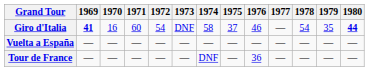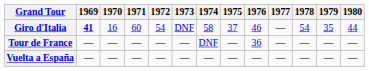(352, 27) bold -> (352, 27) normal
rows swapped: (40, 58) <-> (40, 43)
